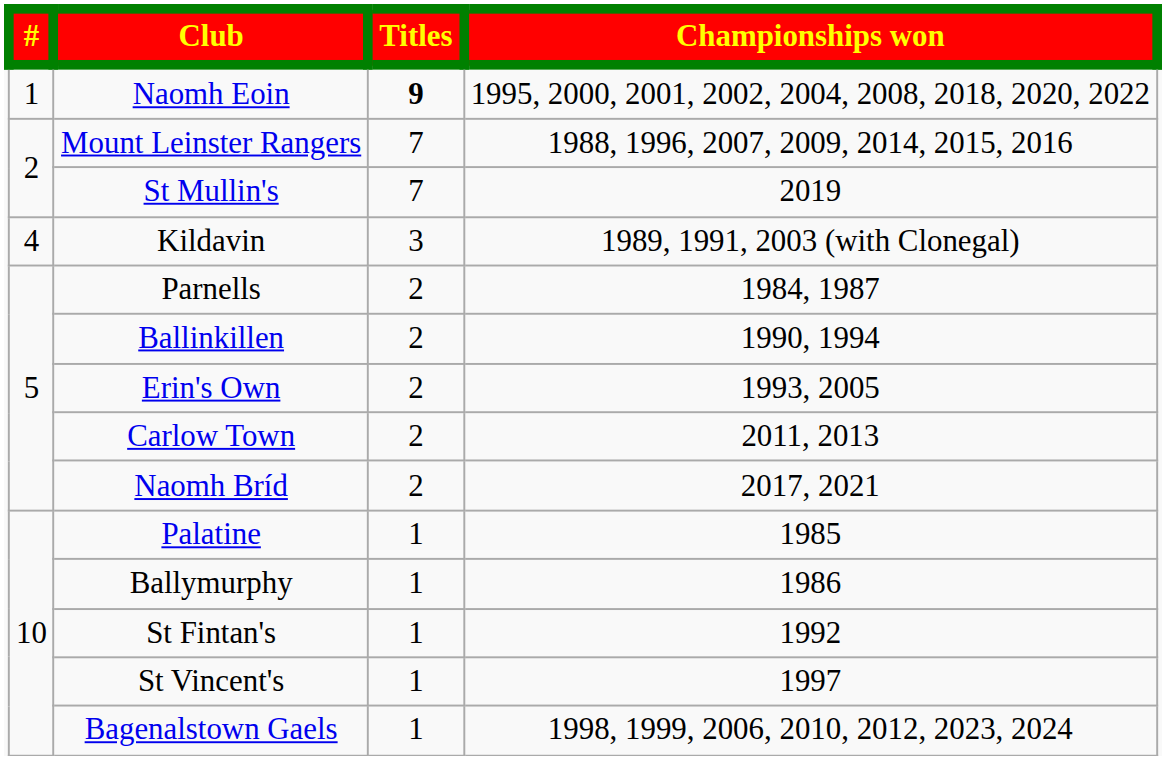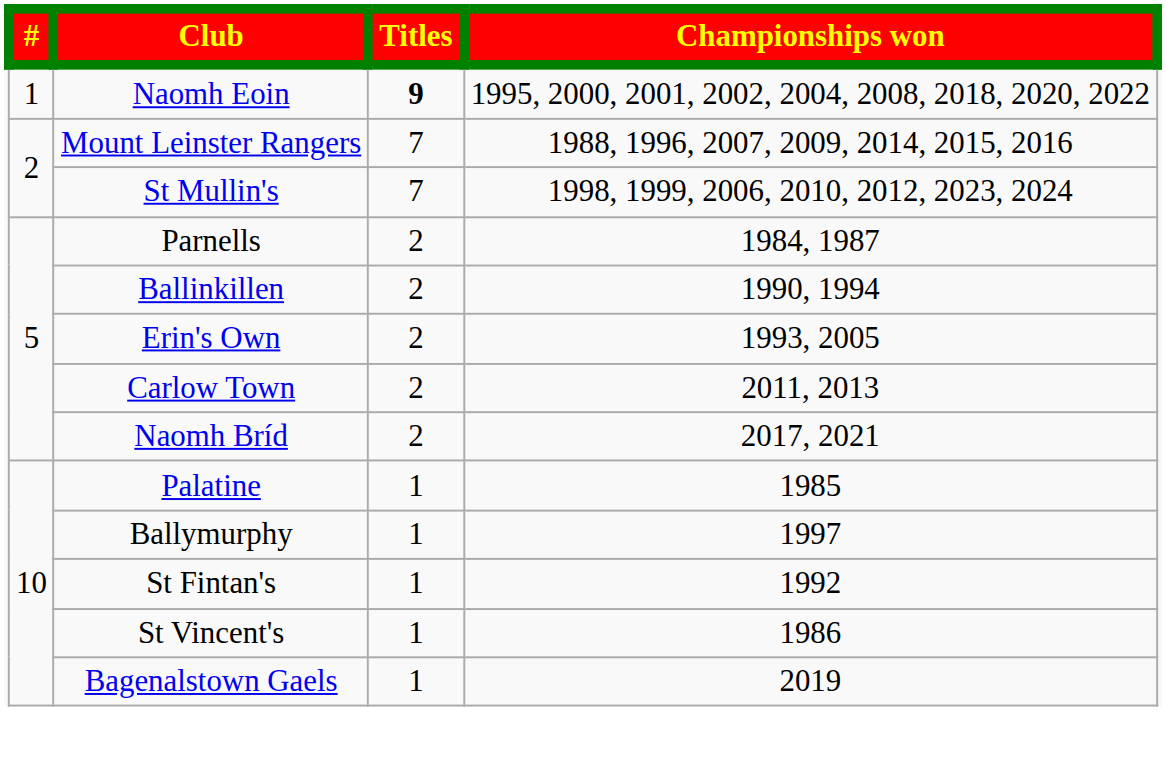(810, 191) 2019 -> (810, 191) 1998, 1999, 2006, 2010, 2012, 2023, 2024
- row: (211, 240)
(810, 583) 1986 -> (810, 534) 1997
(810, 681) 1997 -> (810, 632) 1986
(810, 730) 1998, 1999, 2006, 2010, 2012, 2023, 2024 -> (810, 681) 2019
